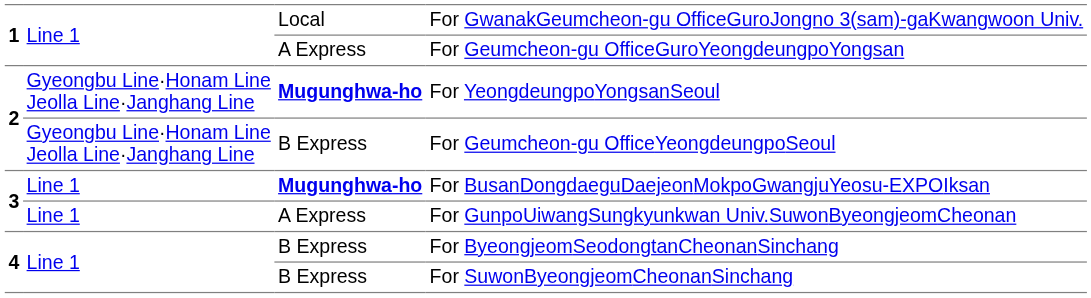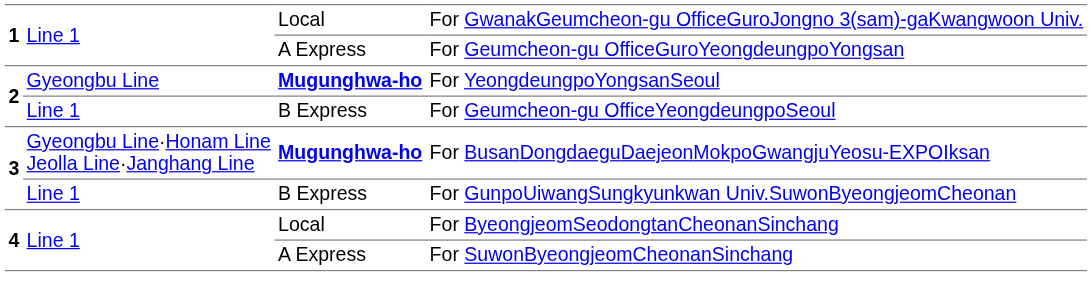(149, 91) Gyeongbu Line·Honam Line Jeolla Line·Janghang Line -> (93, 80) Gyeongbu Line
(149, 144) Gyeongbu Line·Honam Line Jeolla Line·Janghang Line -> (53, 111) Line 1
(53, 185) Line 1 -> (149, 152) Gyeongbu Line·Honam Line Jeolla Line·Janghang Line
(322, 216) A Express -> (323, 194) B Express
(323, 246) B Express -> (301, 224) Local
(323, 277) B Express -> (322, 255) A Express
